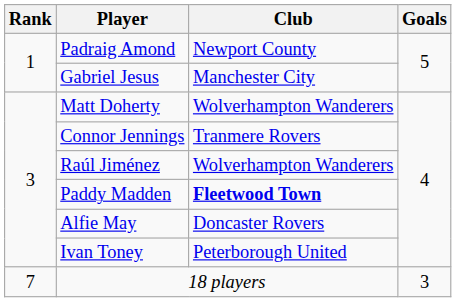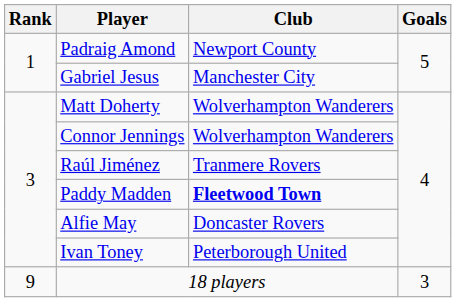(257, 135) Tranmere Rovers -> (293, 135) Wolverhampton Wanderers
(293, 164) Wolverhampton Wanderers -> (257, 164) Tranmere Rovers
(30, 281) 7 -> (30, 281) 9
